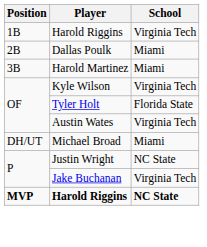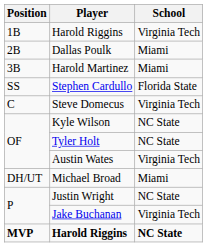+ row: (13, 86)
+ row: (11, 104)
(165, 86) Virginia Tech -> (159, 123) NC State
(163, 104) Florida State -> (159, 141) NC State
